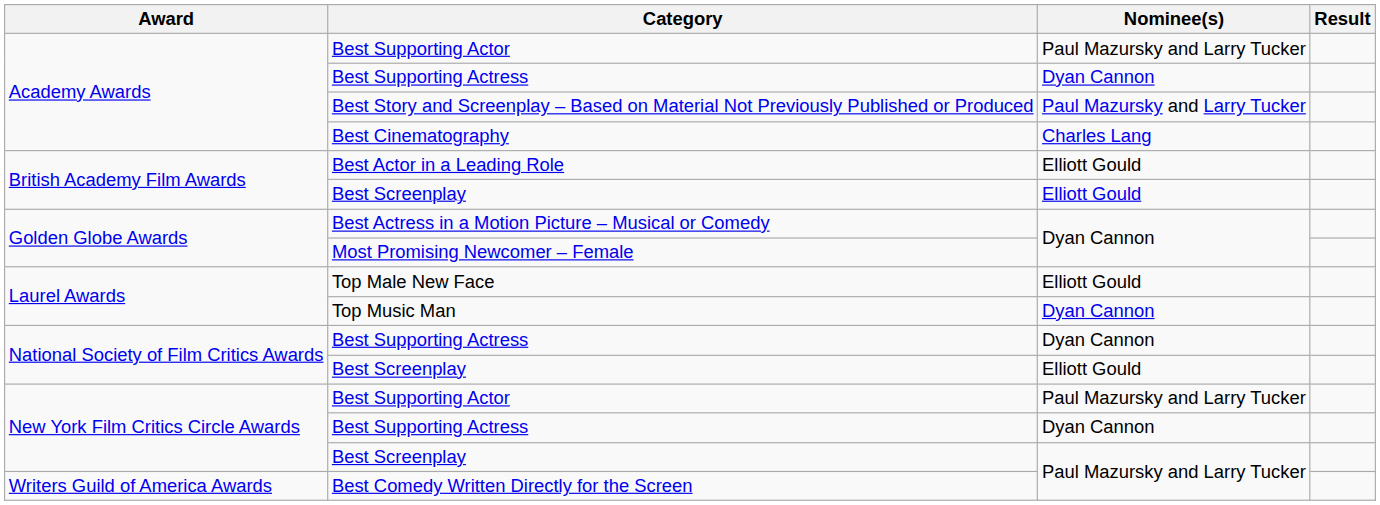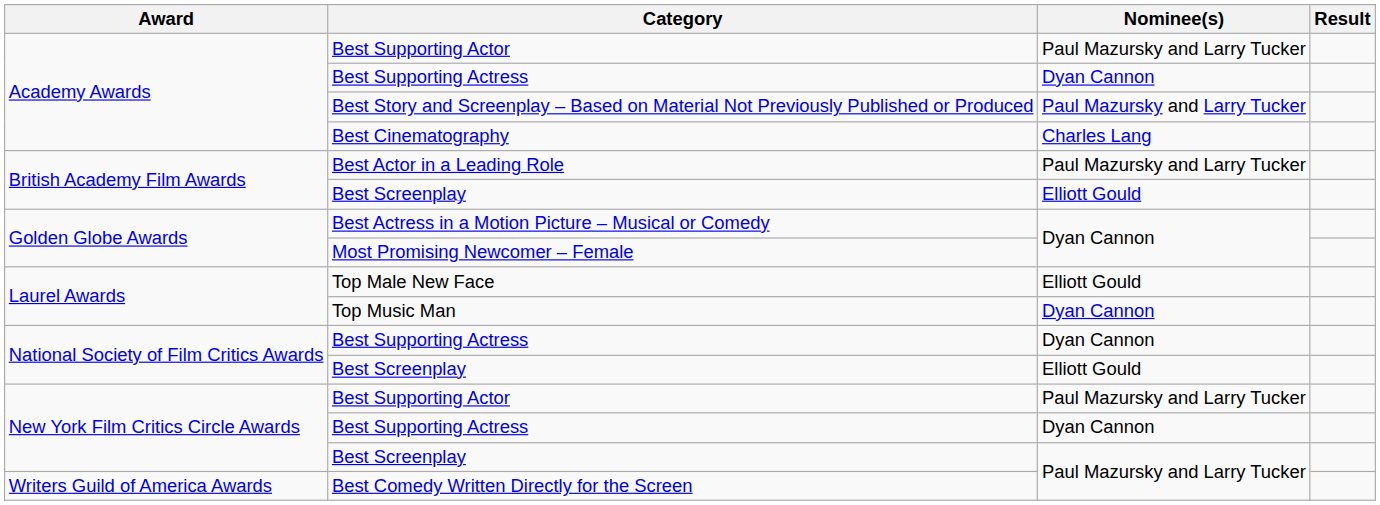(1092, 164) Elliott Gould -> (1174, 164) Paul Mazursky and Larry Tucker
